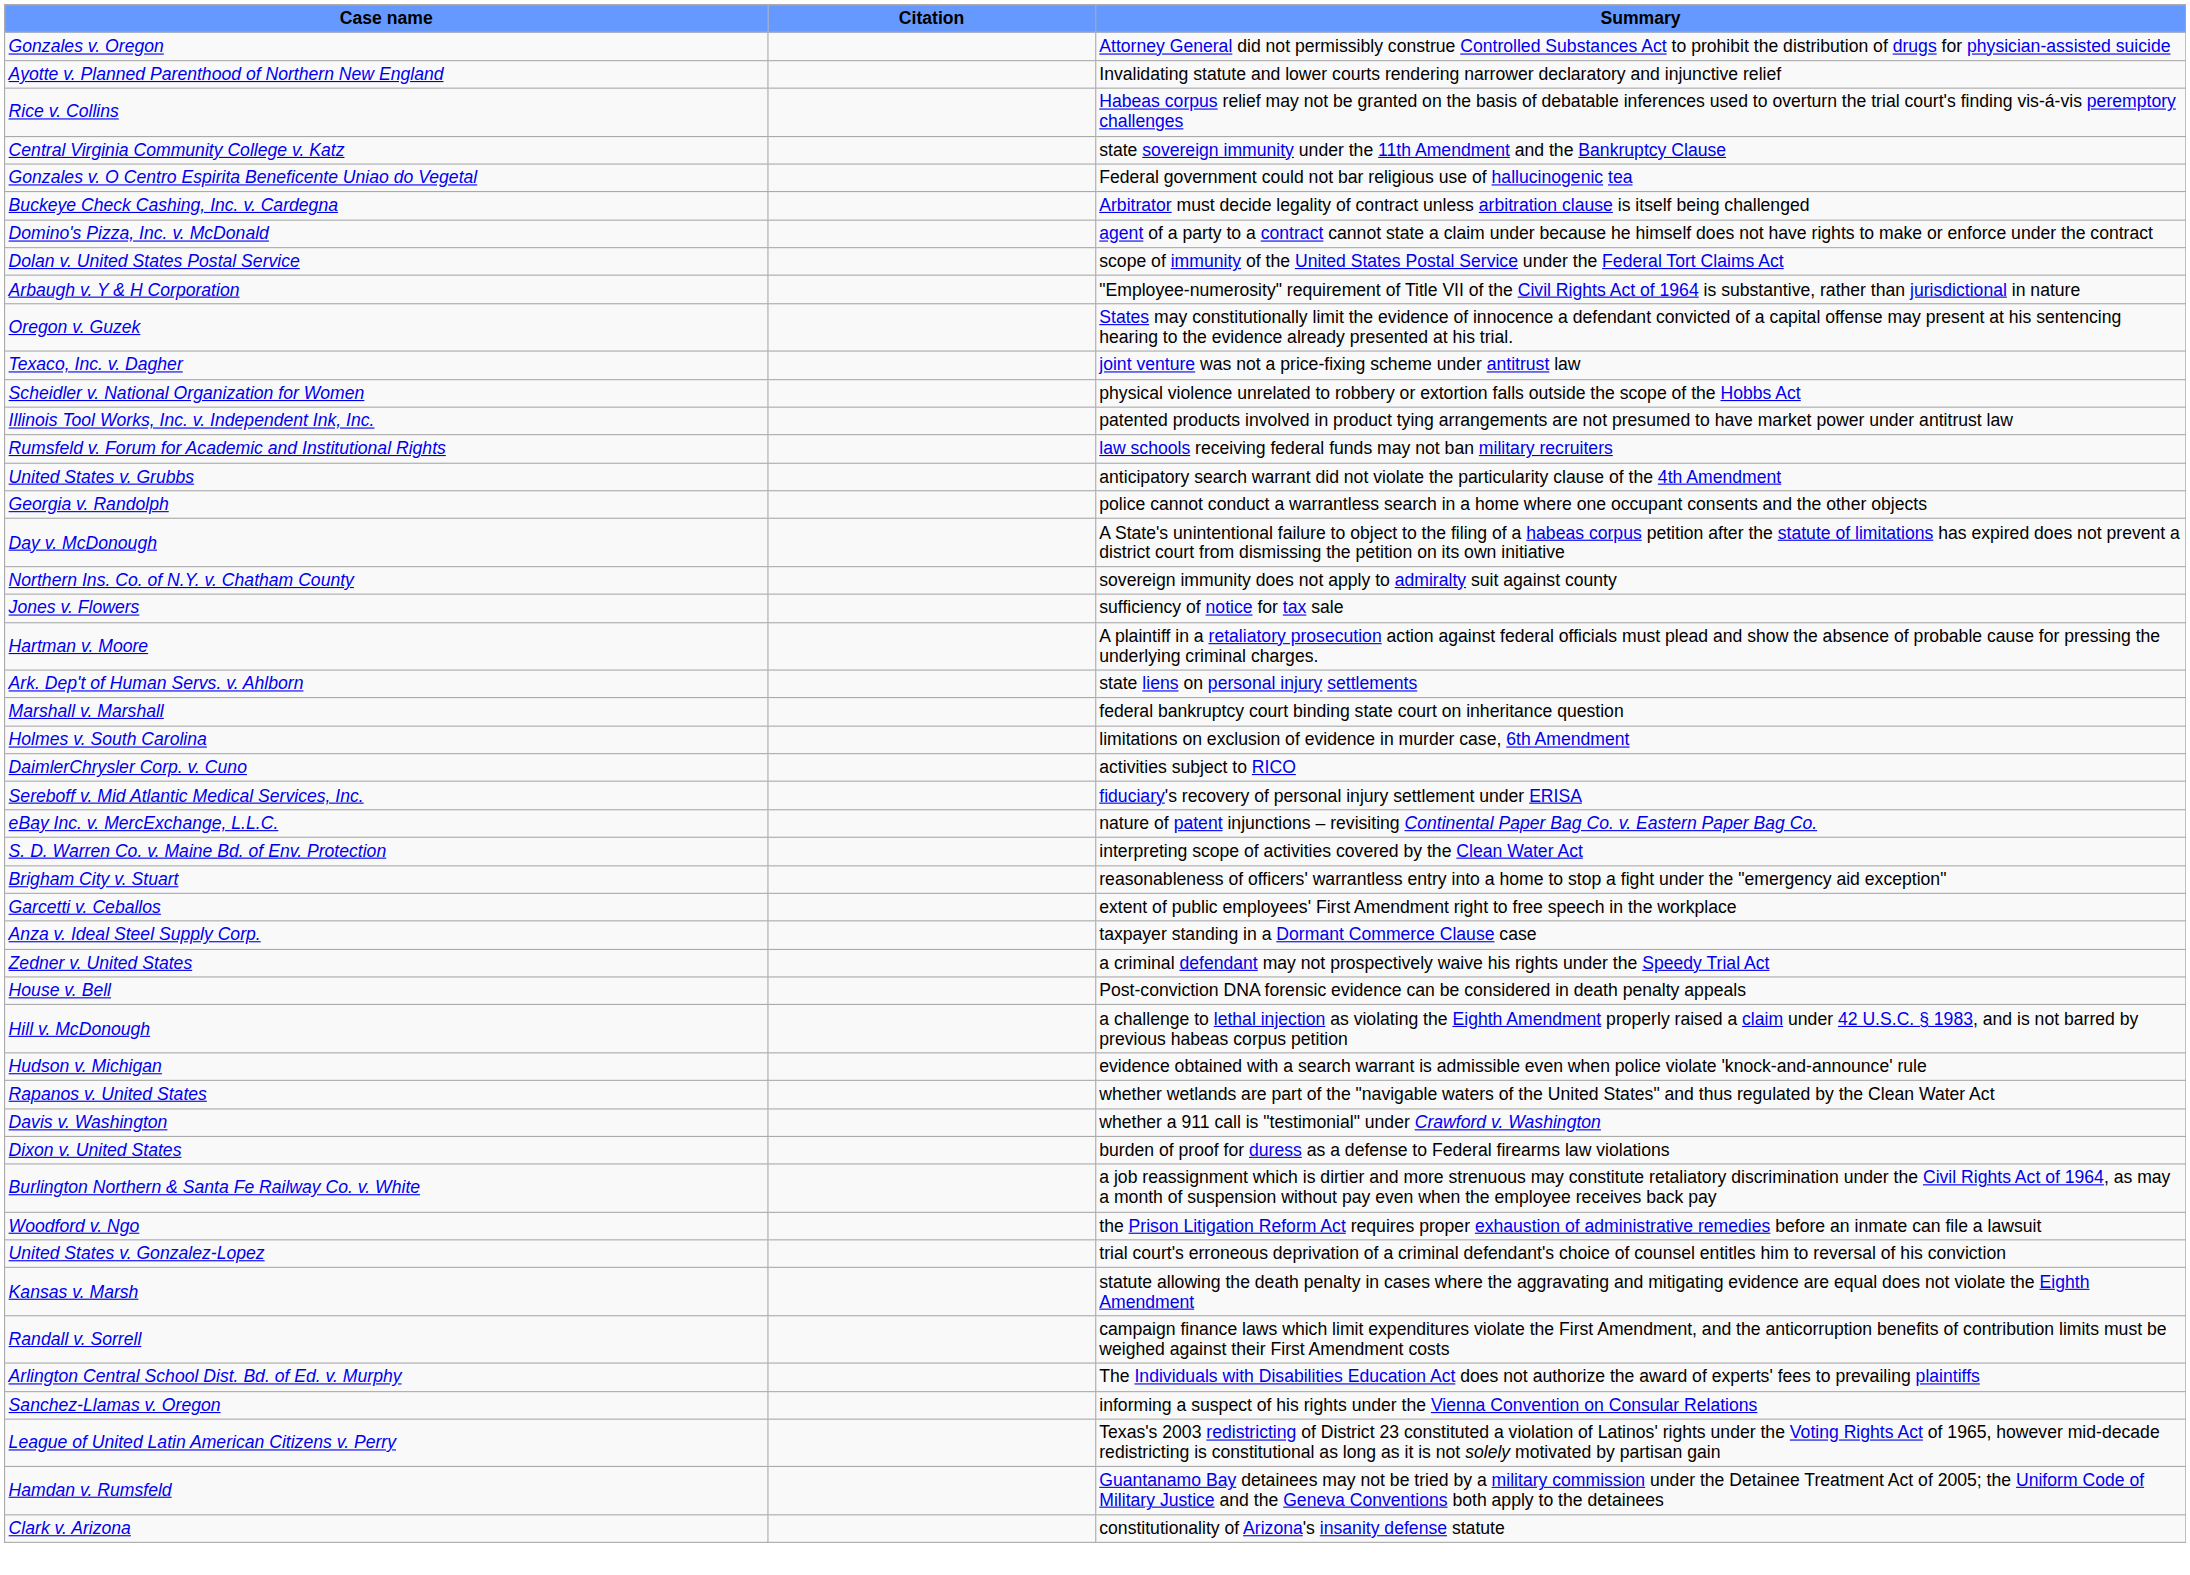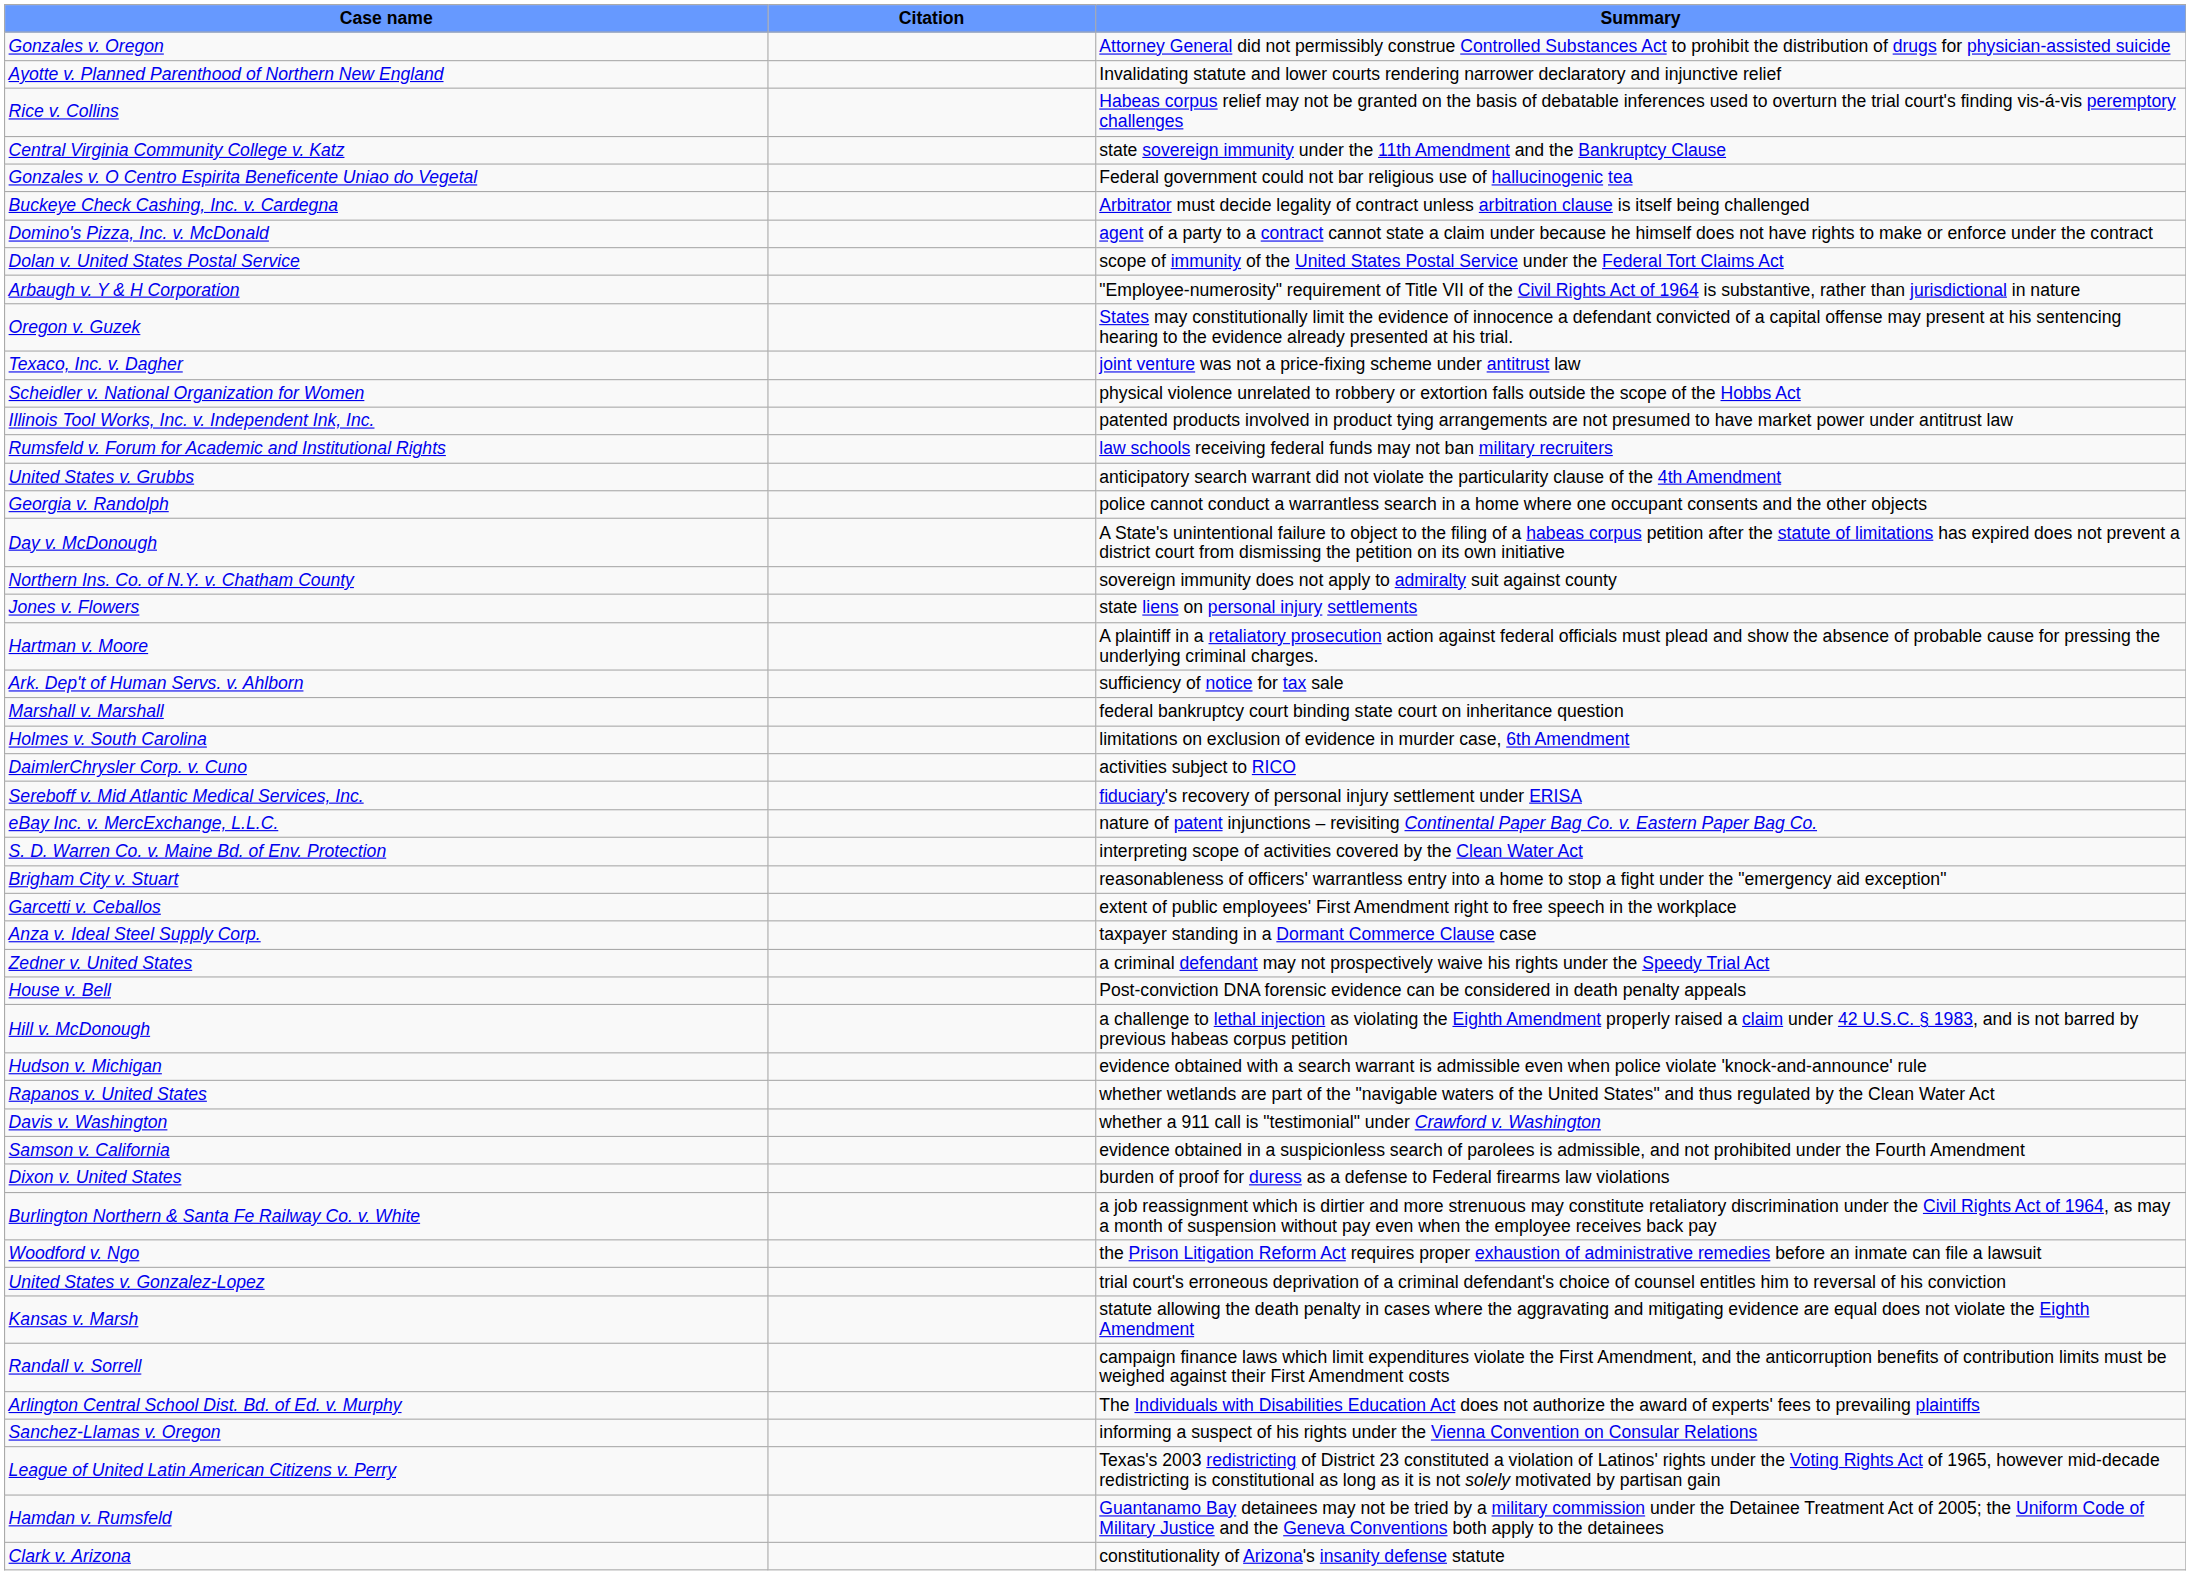(1221, 608) sufficiency of notice for tax sale -> (1258, 608) state liens on personal injury settlements
(1258, 683) state liens on personal injury settlements -> (1221, 683) sufficiency of notice for tax sale
+ row: (89, 1150)
